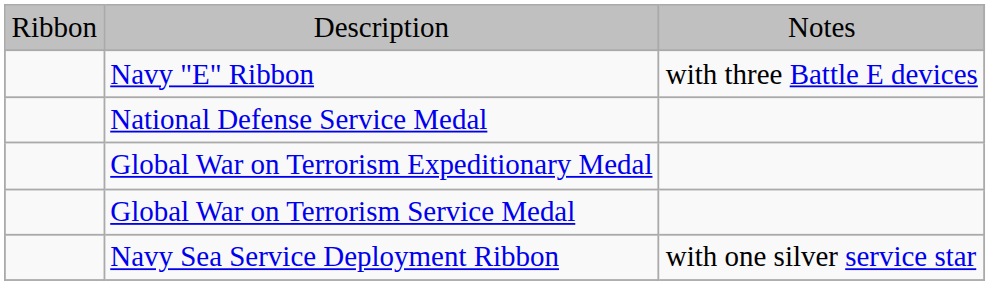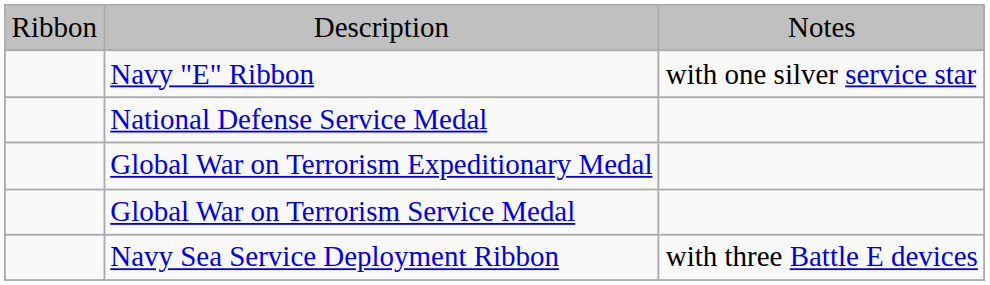(822, 73) with three Battle E devices -> (821, 73) with one silver service star
(821, 257) with one silver service star -> (822, 257) with three Battle E devices
